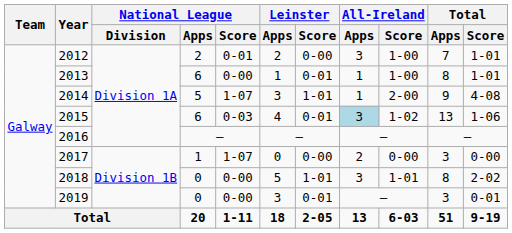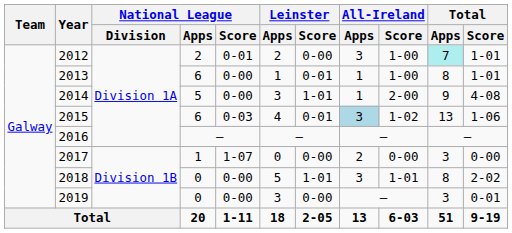(446, 55) no background -> (446, 55) paleturquoise background
(238, 96) 1-07 -> (238, 96) 0-00
(317, 198) 0-01 -> (317, 198) 0-00
